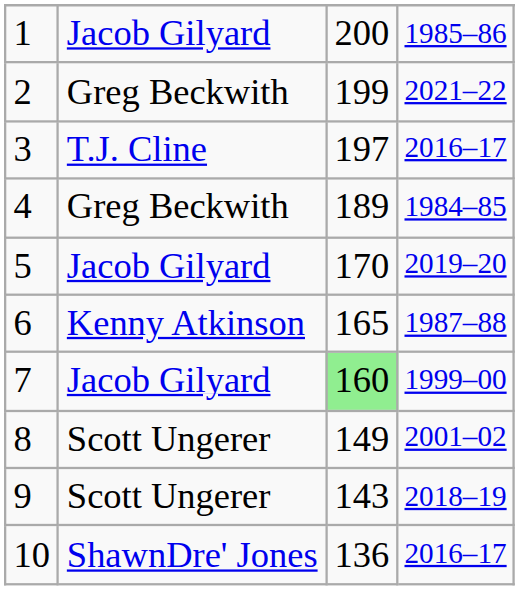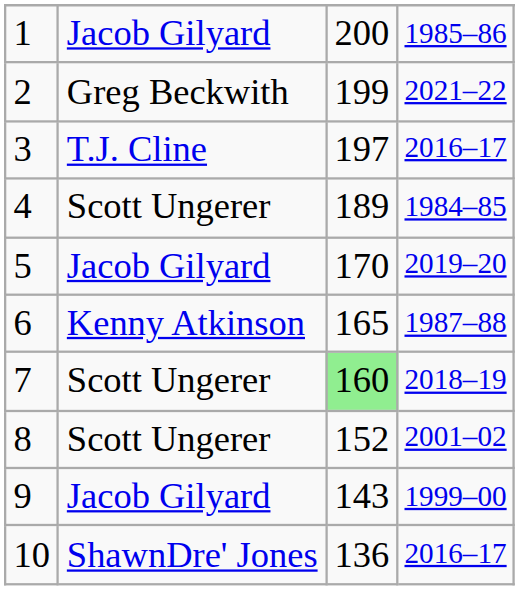(178, 206) Greg Beckwith -> (169, 206) Scott Ungerer
(169, 380) Jacob Gilyard -> (169, 380) Scott Ungerer
(456, 380) 1999–00 -> (456, 380) 2018–19
(362, 438) 149 -> (362, 438) 152
(169, 496) Scott Ungerer -> (169, 496) Jacob Gilyard
(456, 496) 2018–19 -> (456, 496) 1999–00
